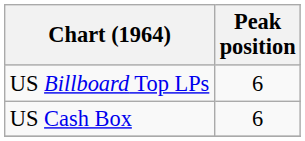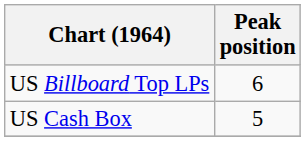(258, 118) 6 -> (258, 118) 5
